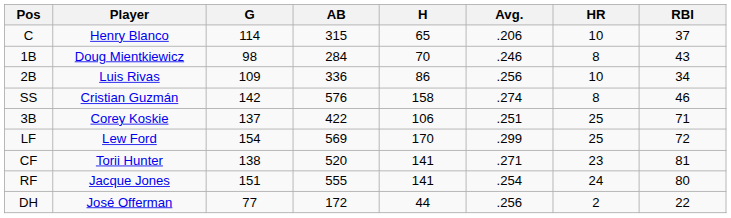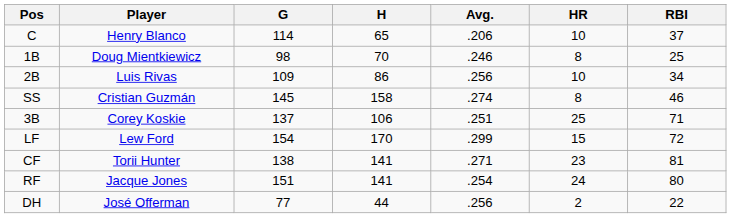- column: (336, 14)
(683, 56) 43 -> (677, 56) 25
(250, 98) 142 -> (283, 98) 145
(596, 139) 25 -> (578, 139) 15
